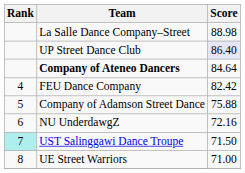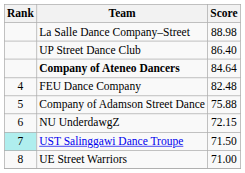(224, 50) lavender background -> (224, 50) no background
(224, 86) 82.42 -> (224, 86) 82.48
(224, 123) 72.16 -> (224, 123) 72.15
